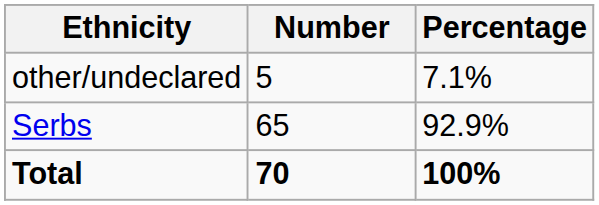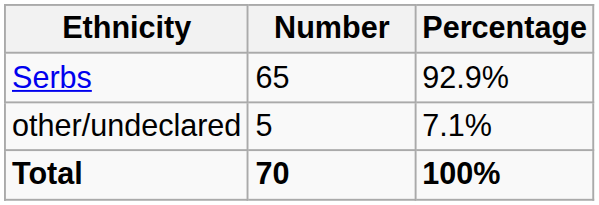rows swapped: (52, 125) <-> (127, 77)
